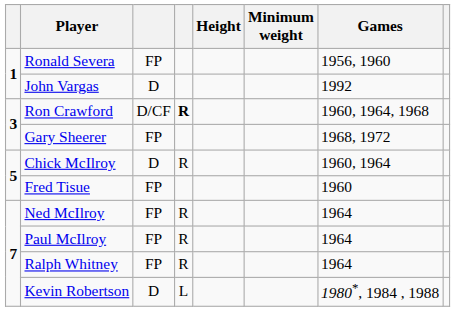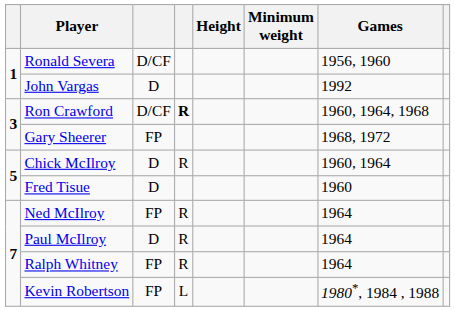(154, 61) FP -> (154, 61) D/CF
(154, 188) FP -> (154, 188) D
(154, 239) FP -> (154, 239) D
(154, 291) D -> (154, 291) FP
